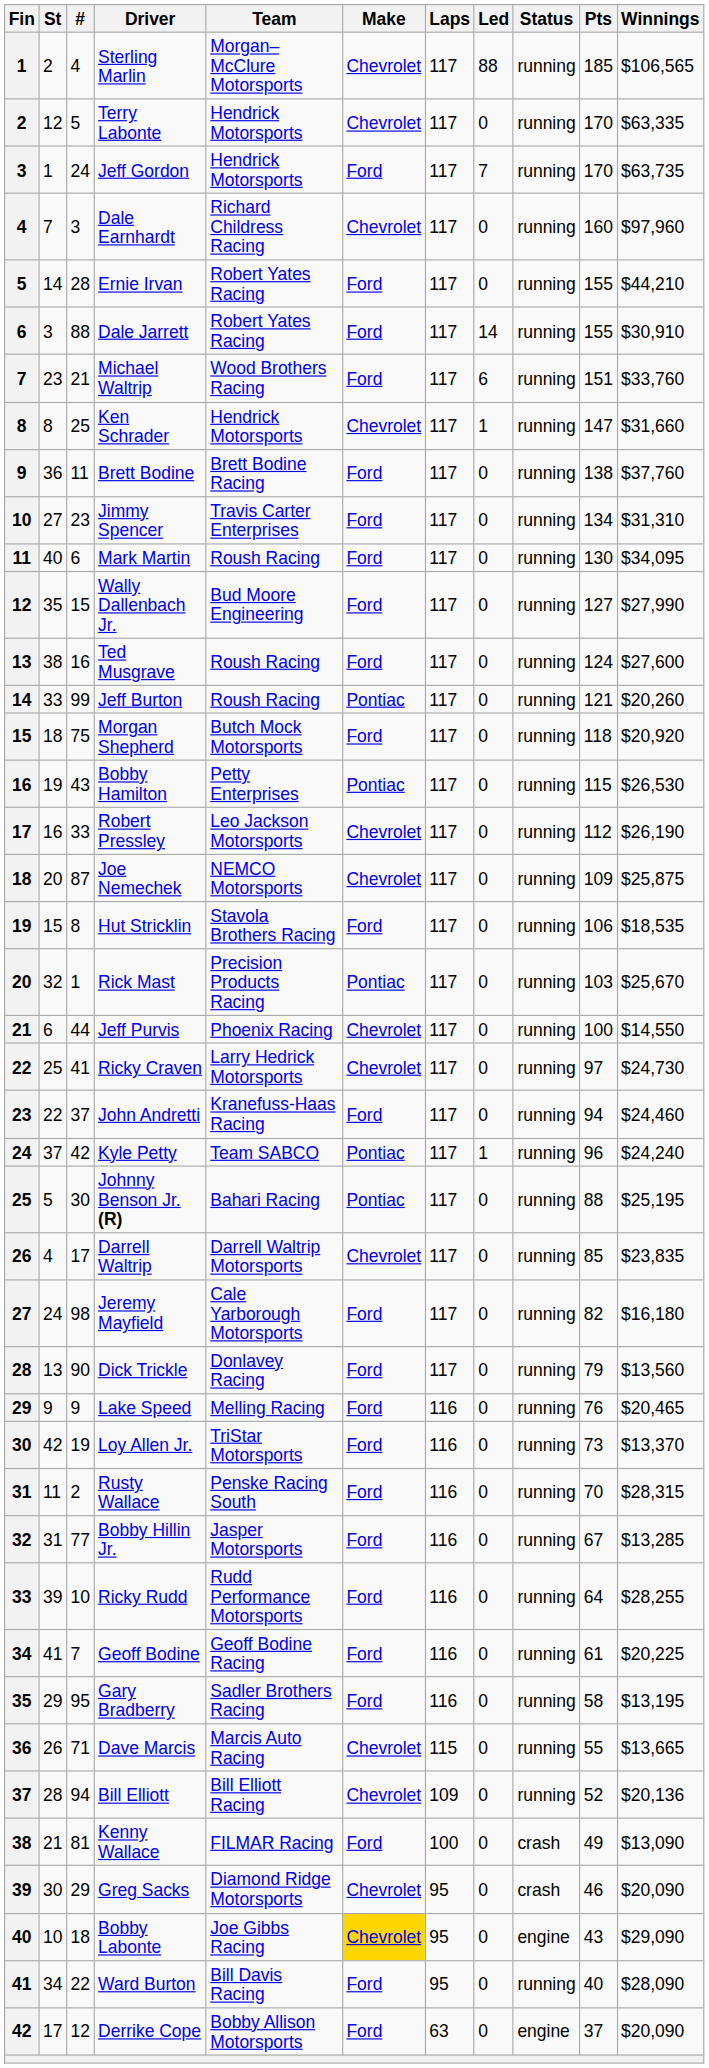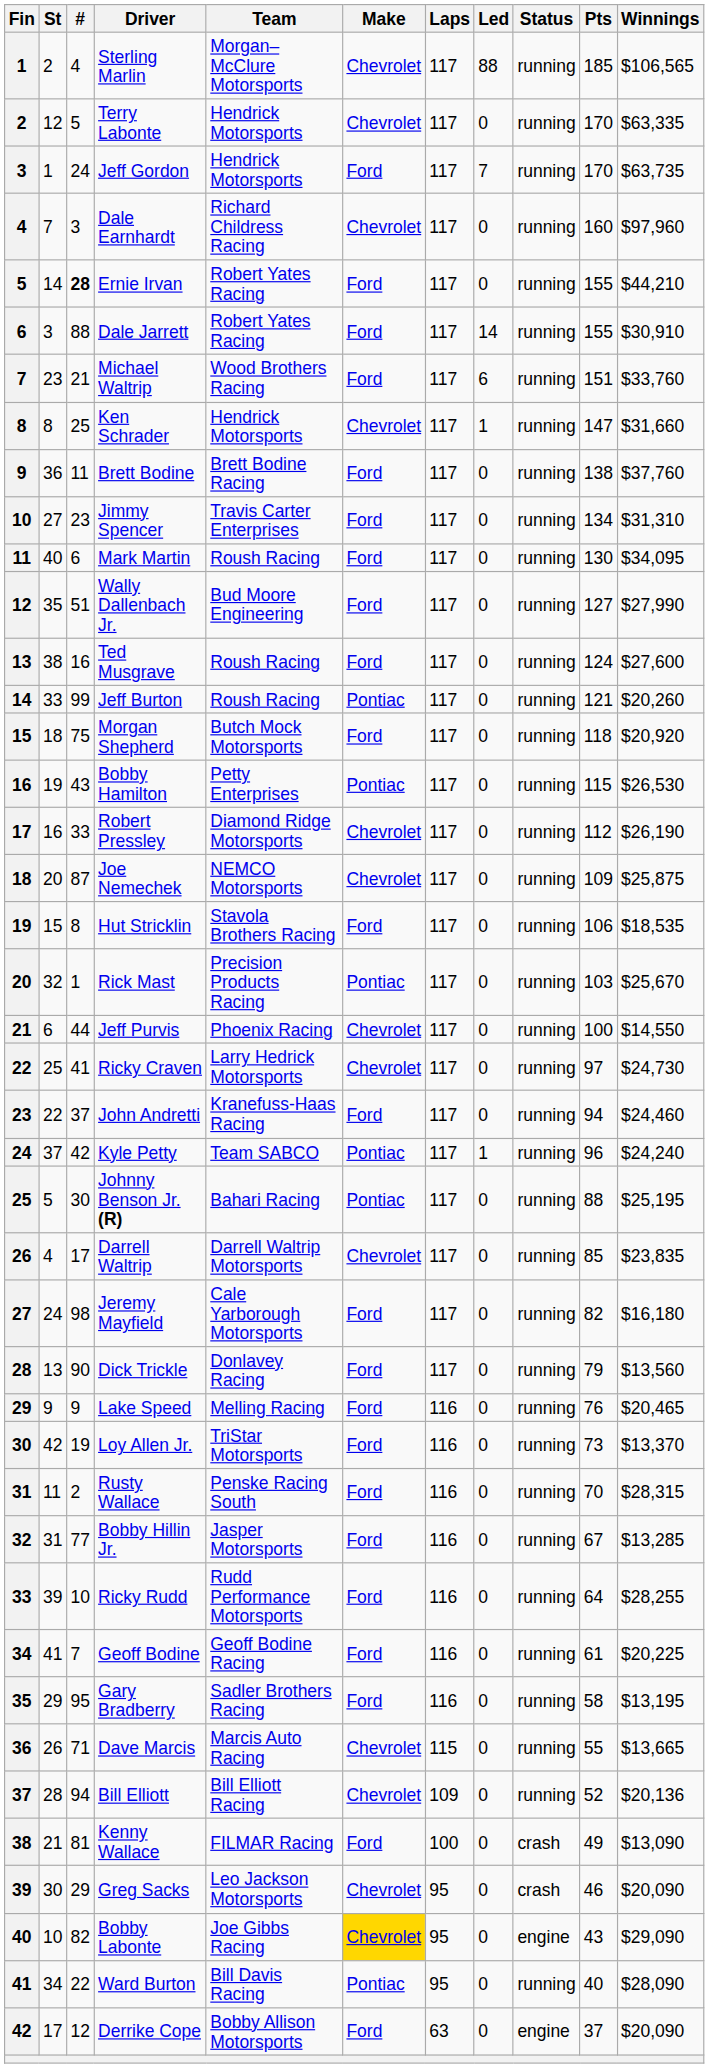(80, 284) normal -> (80, 284) bold
(80, 605) 15 -> (80, 605) 51
(259, 831) Leo Jackson Motorsports -> (270, 831) Diamond Ridge Motorsports
(270, 1890) Diamond Ridge Motorsports -> (259, 1890) Leo Jackson Motorsports
(80, 1937) 18 -> (80, 1937) 82
(364, 1984) Ford -> (376, 1984) Pontiac
